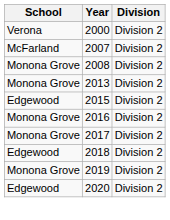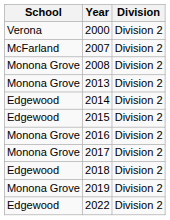+ row: (97, 100)
- row: (97, 188)
+ row: (97, 205)
